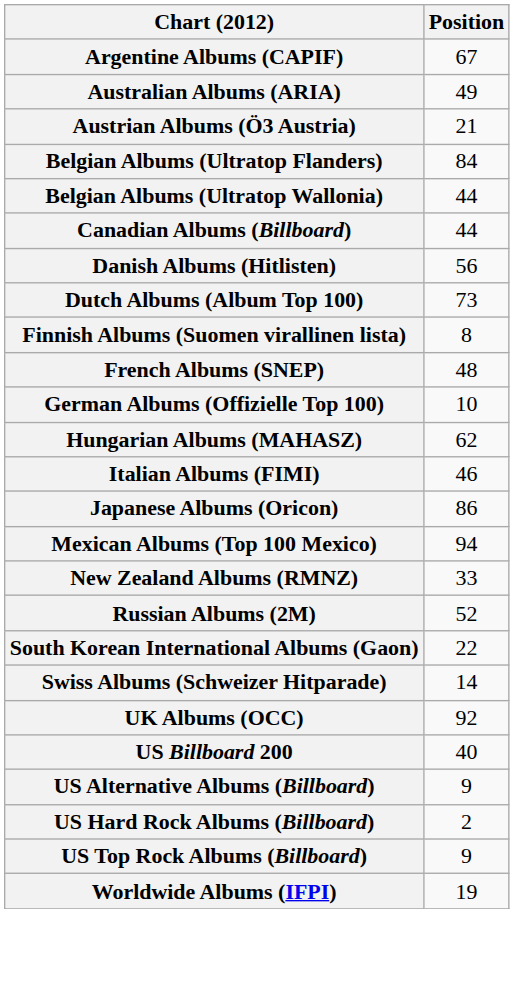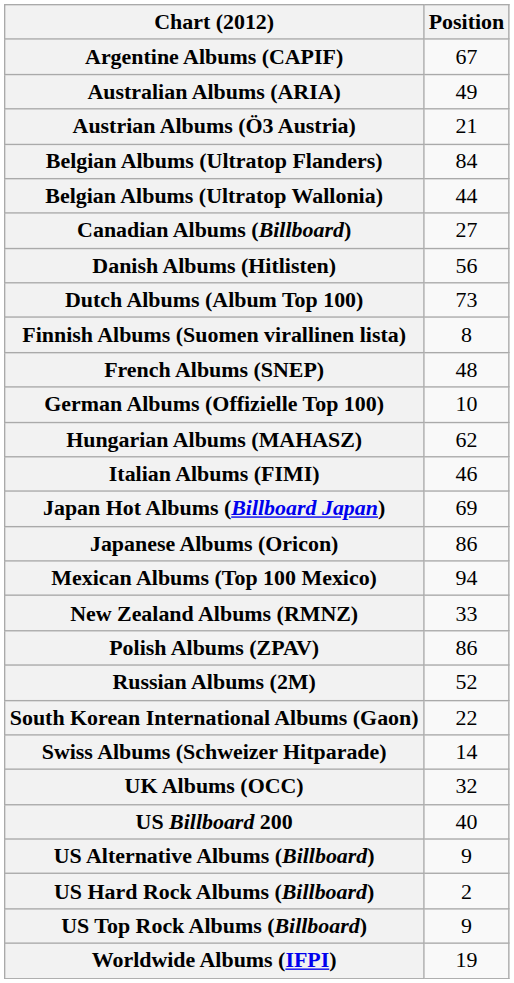(466, 230) 44 -> (466, 230) 27
+ row: (214, 508)
+ row: (214, 647)
(466, 717) 92 -> (466, 786) 32
